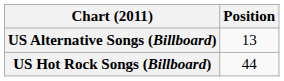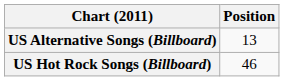(249, 64) 44 -> (249, 64) 46
